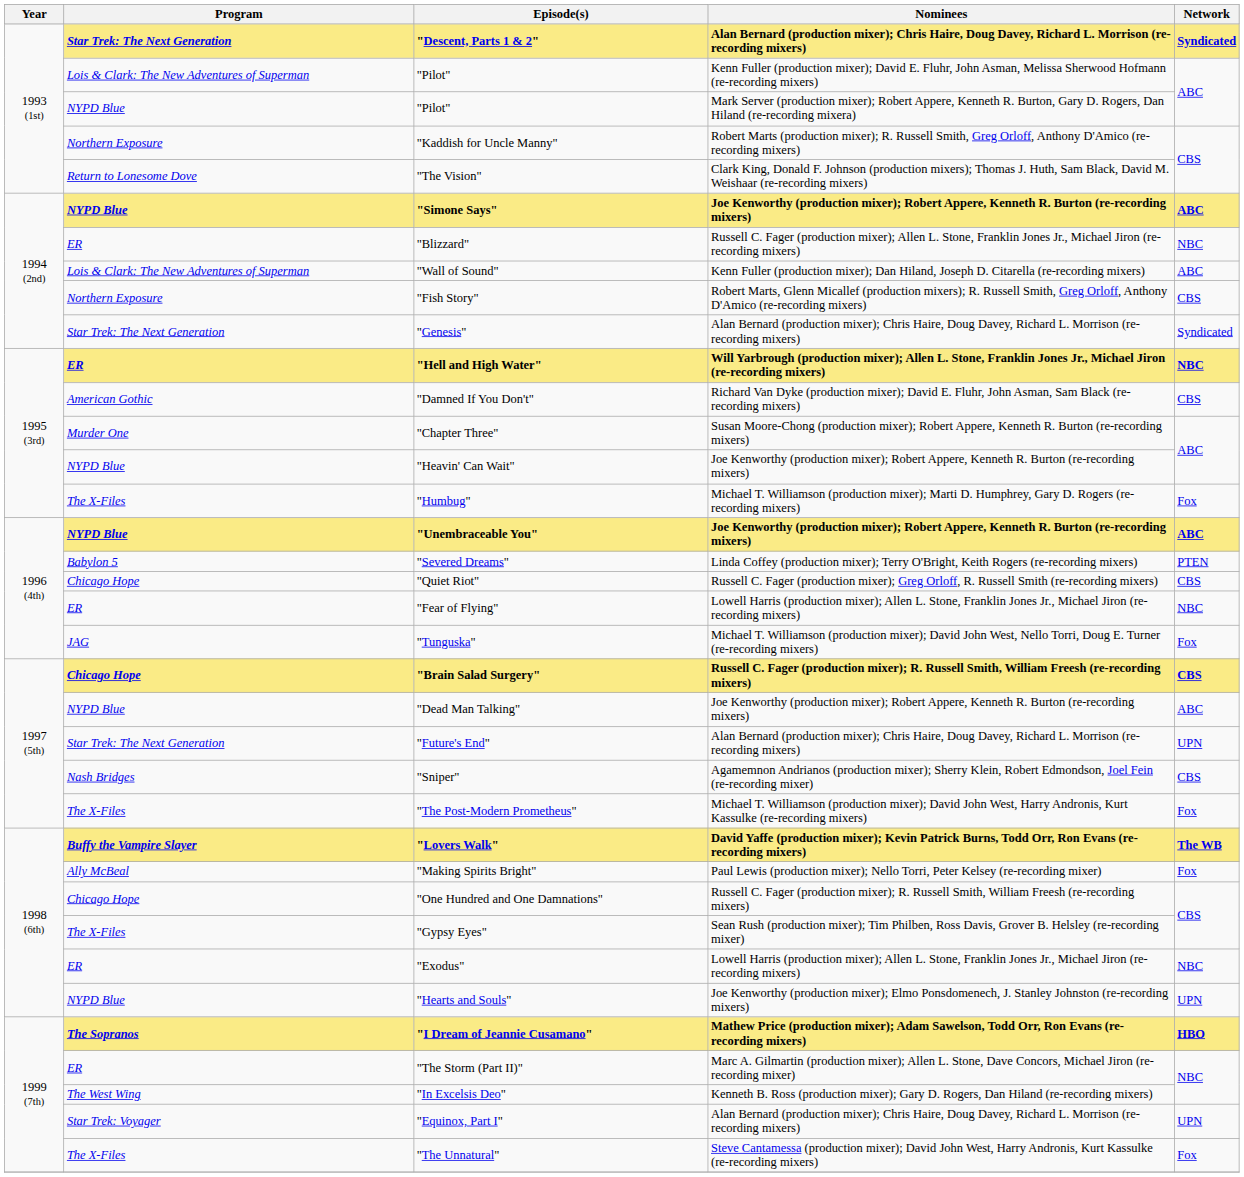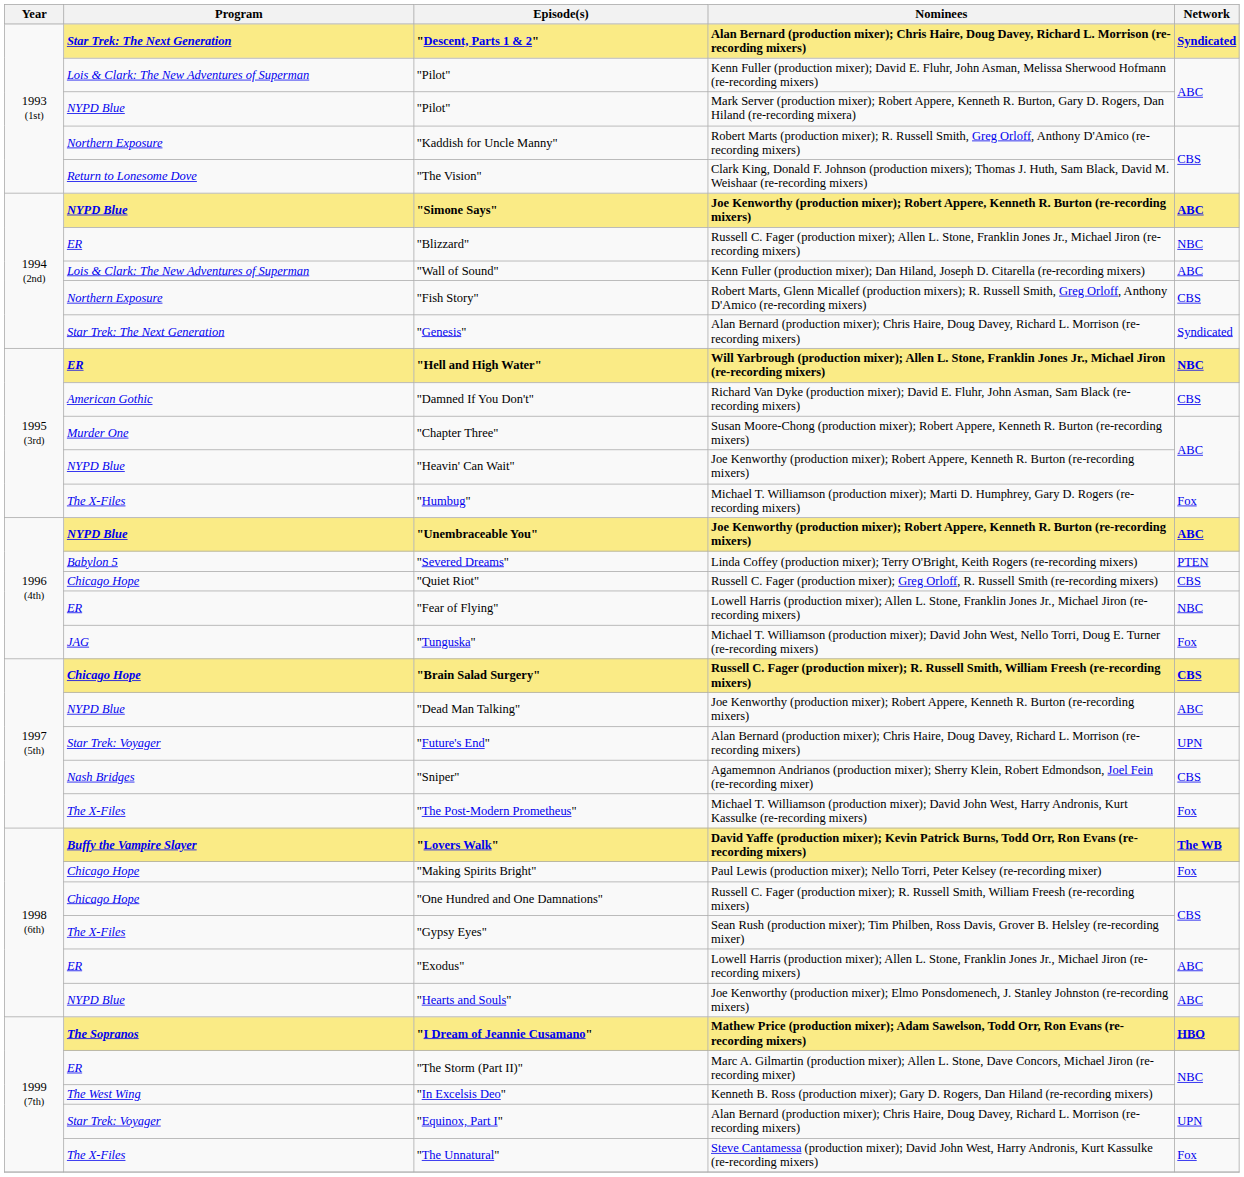(146, 743) Star Trek: The Next Generation -> (114, 743) Star Trek: Voyager
(98, 871) Ally McBeal -> (103, 871) Chicago Hope
(1190, 966) NBC -> (1190, 966) ABC
(1190, 1000) UPN -> (1190, 1000) ABC
